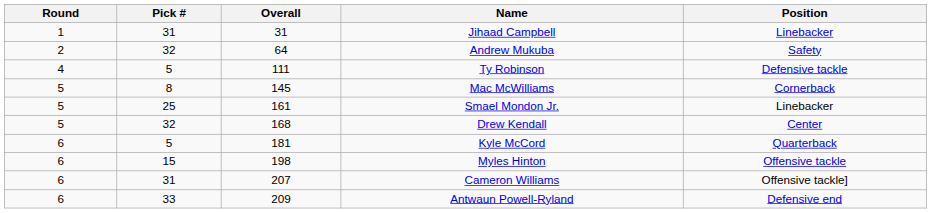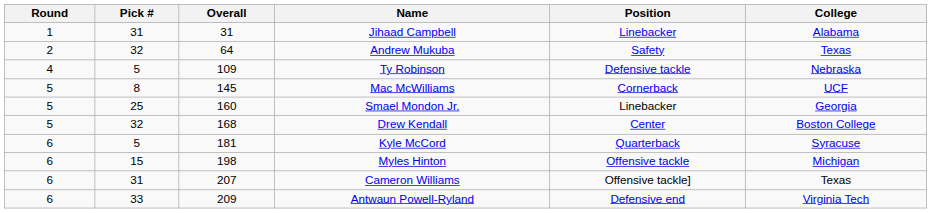+ column: (836, 13)
(281, 69) 111 -> (227, 69) 109
(281, 106) 161 -> (227, 106) 160
